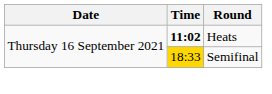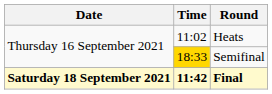(185, 36) bold -> (192, 36) normal
+ row: (228, 78)
